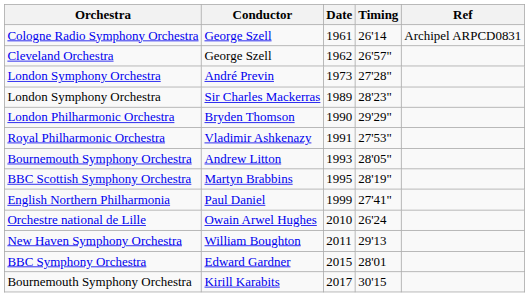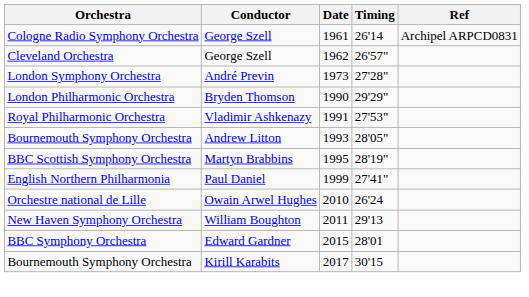- row: (262, 96)
